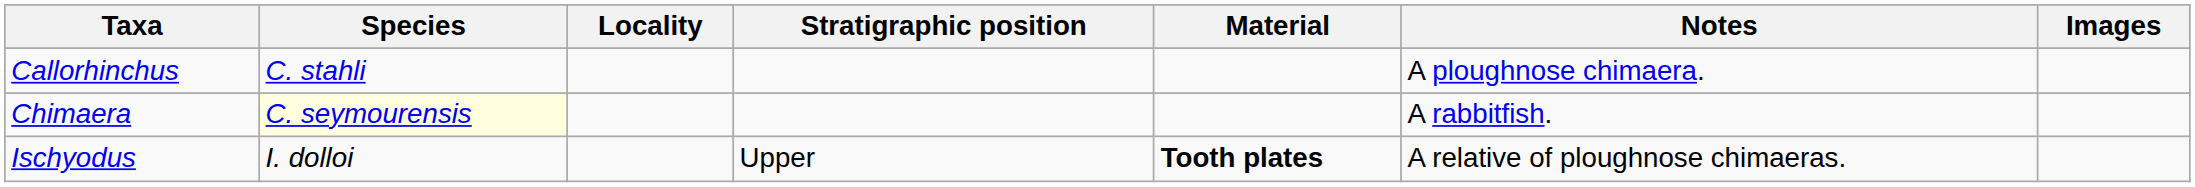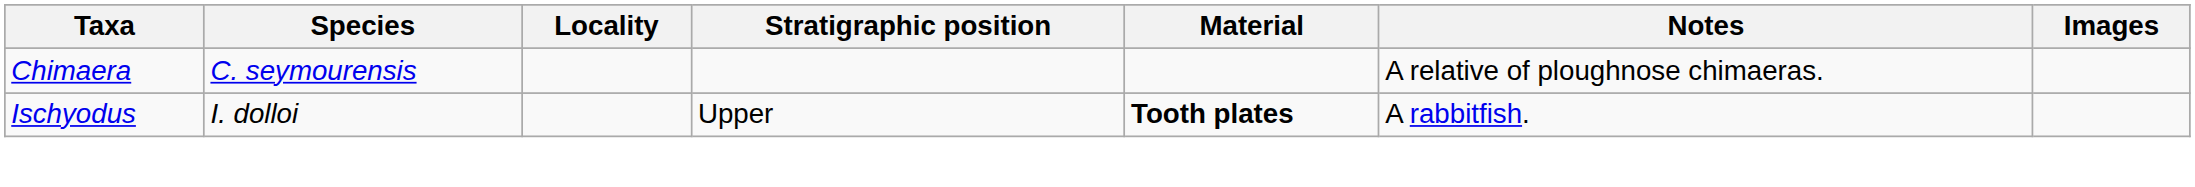- row: (95, 70)
(369, 114) lightyellow background -> (314, 70) no background
(1480, 114) A rabbitfish. -> (1604, 70) A relative of ploughnose chimaeras.
(1627, 158) A relative of ploughnose chimaeras. -> (1457, 114) A rabbitfish.
